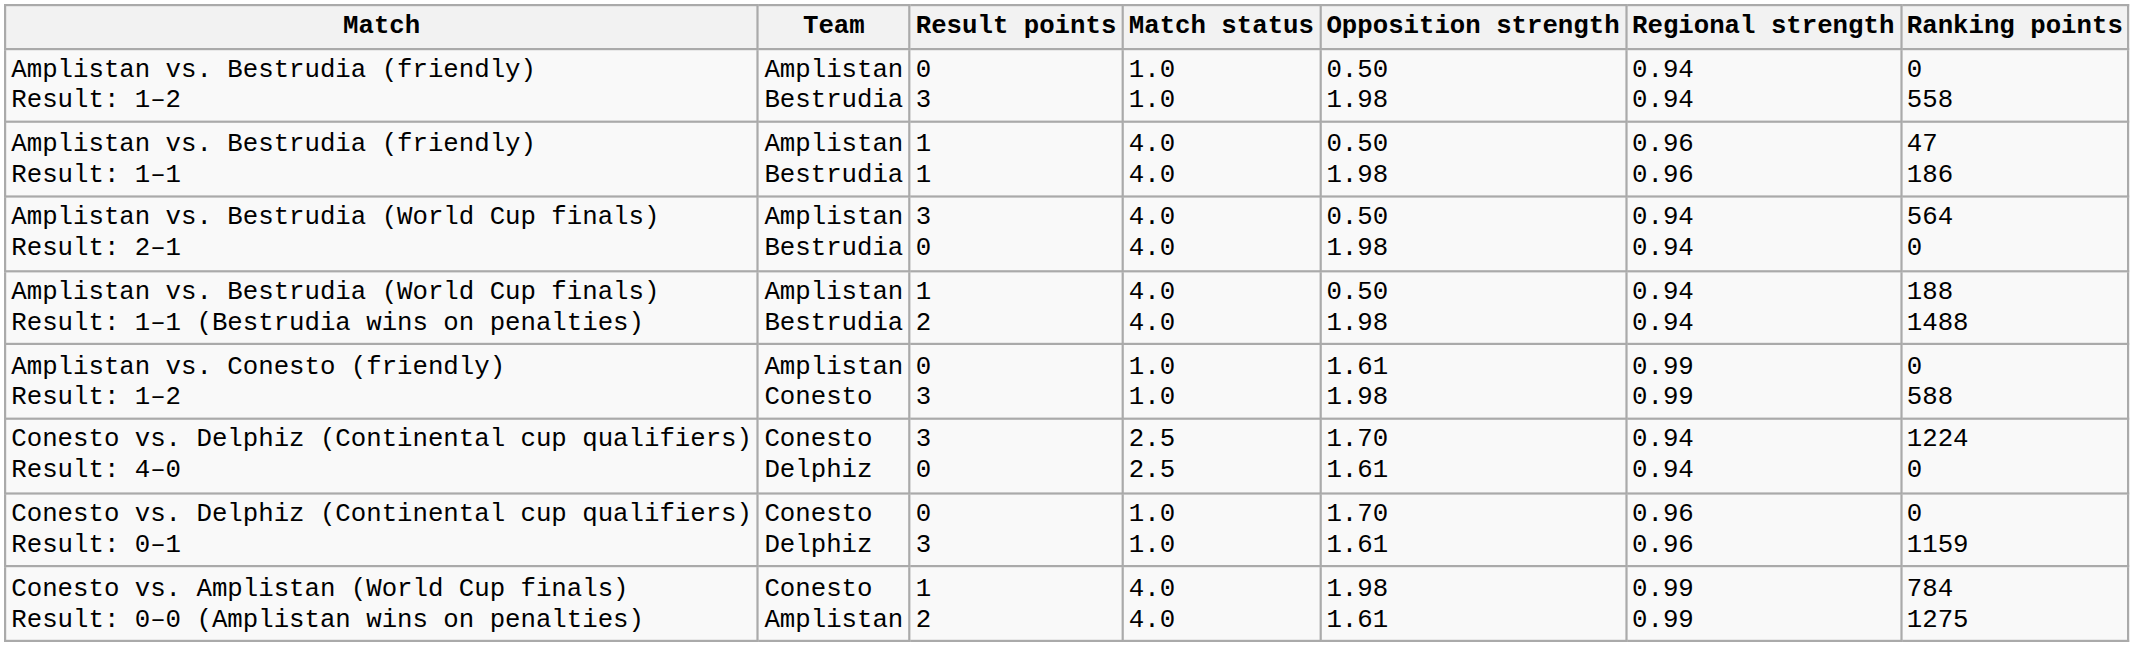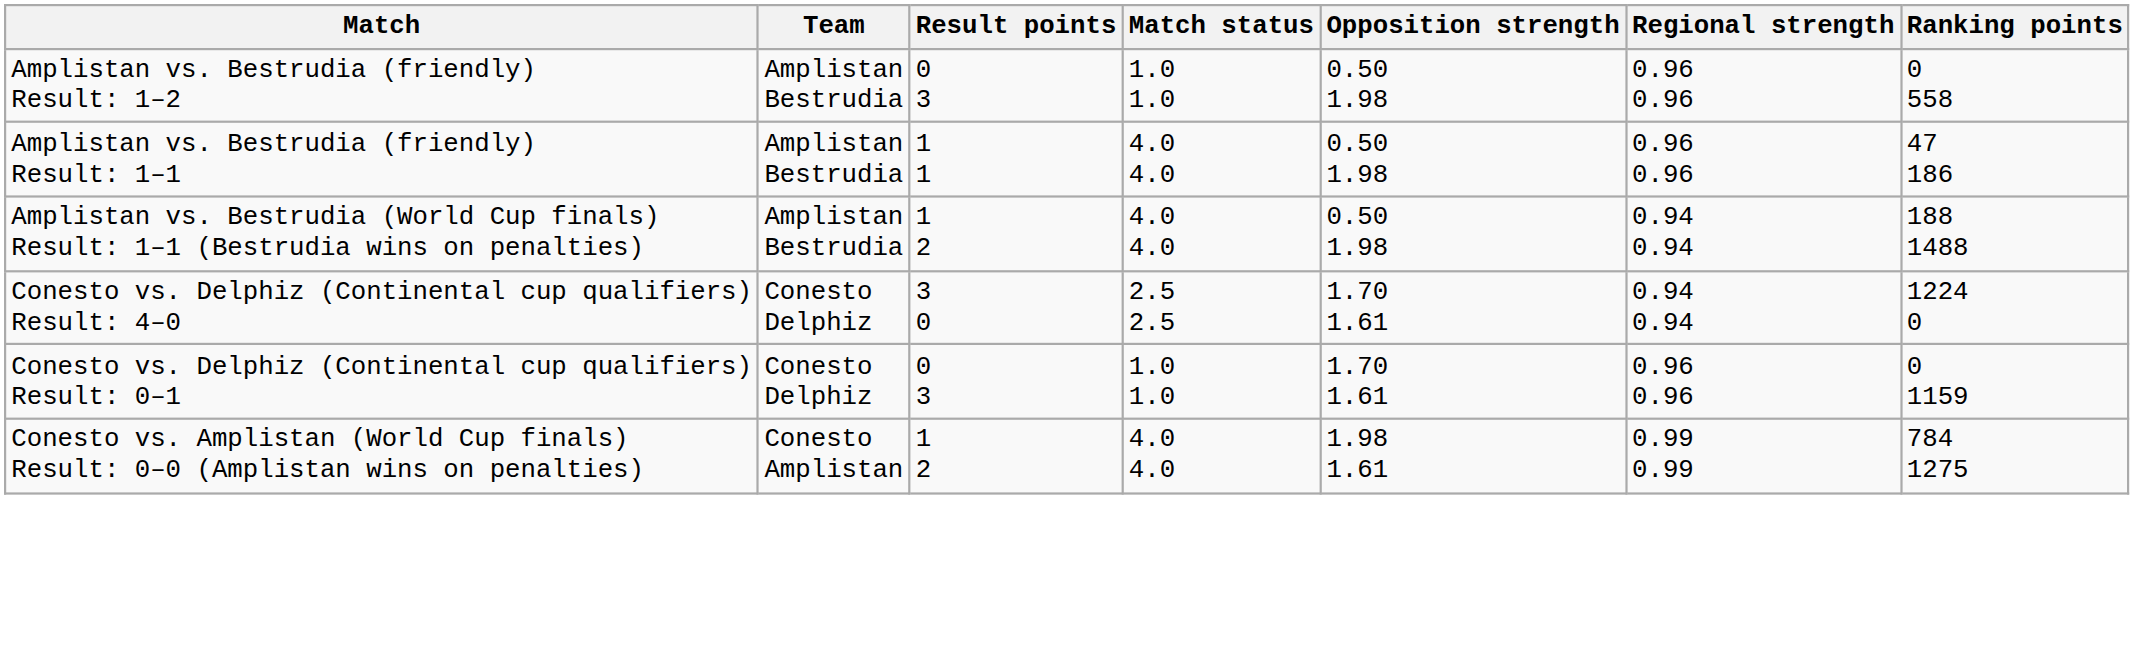(1663, 85) 0.94 0.94 -> (1663, 85) 0.96 0.96
- row: (335, 233)
- row: (258, 381)
